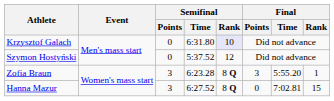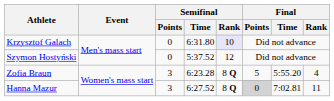(257, 73) 3 -> (257, 73) 5
(316, 73) 1 -> (316, 73) 4
(257, 88) no background -> (257, 88) lightgrey background
(316, 88) 15 -> (316, 88) 11
